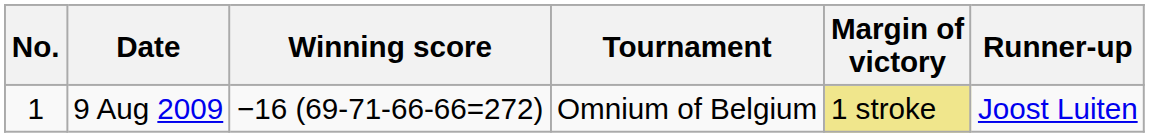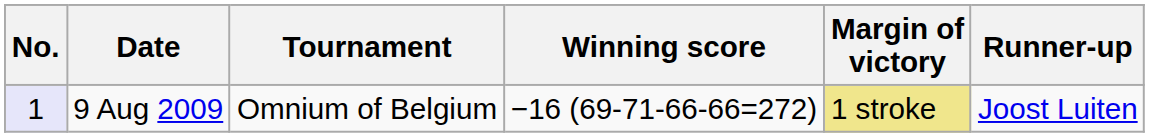columns swapped: (687, 45) <-> (390, 45)
(36, 109) no background -> (36, 109) lavender background
